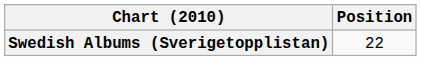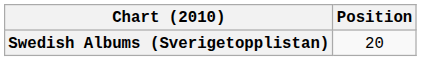(375, 43) 22 -> (375, 43) 20
